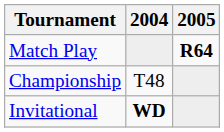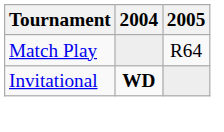(196, 50) bold -> (186, 50) normal
- row: (65, 80)
